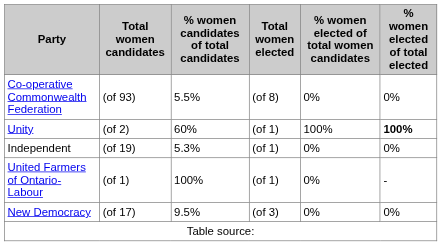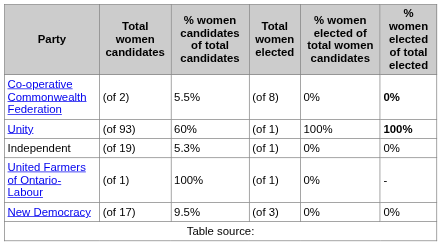(119, 97) (of 93) -> (116, 97) (of 2)
(392, 97) normal -> (392, 97) bold
(116, 129) (of 2) -> (119, 129) (of 93)
